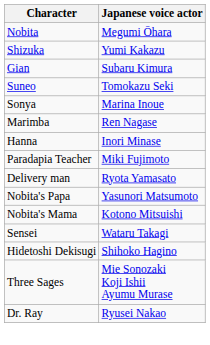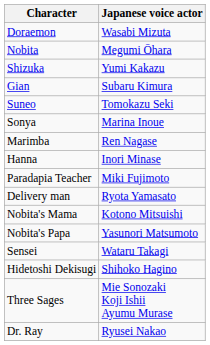+ row: (31, 31)
rows swapped: (42, 214) <-> (39, 196)
